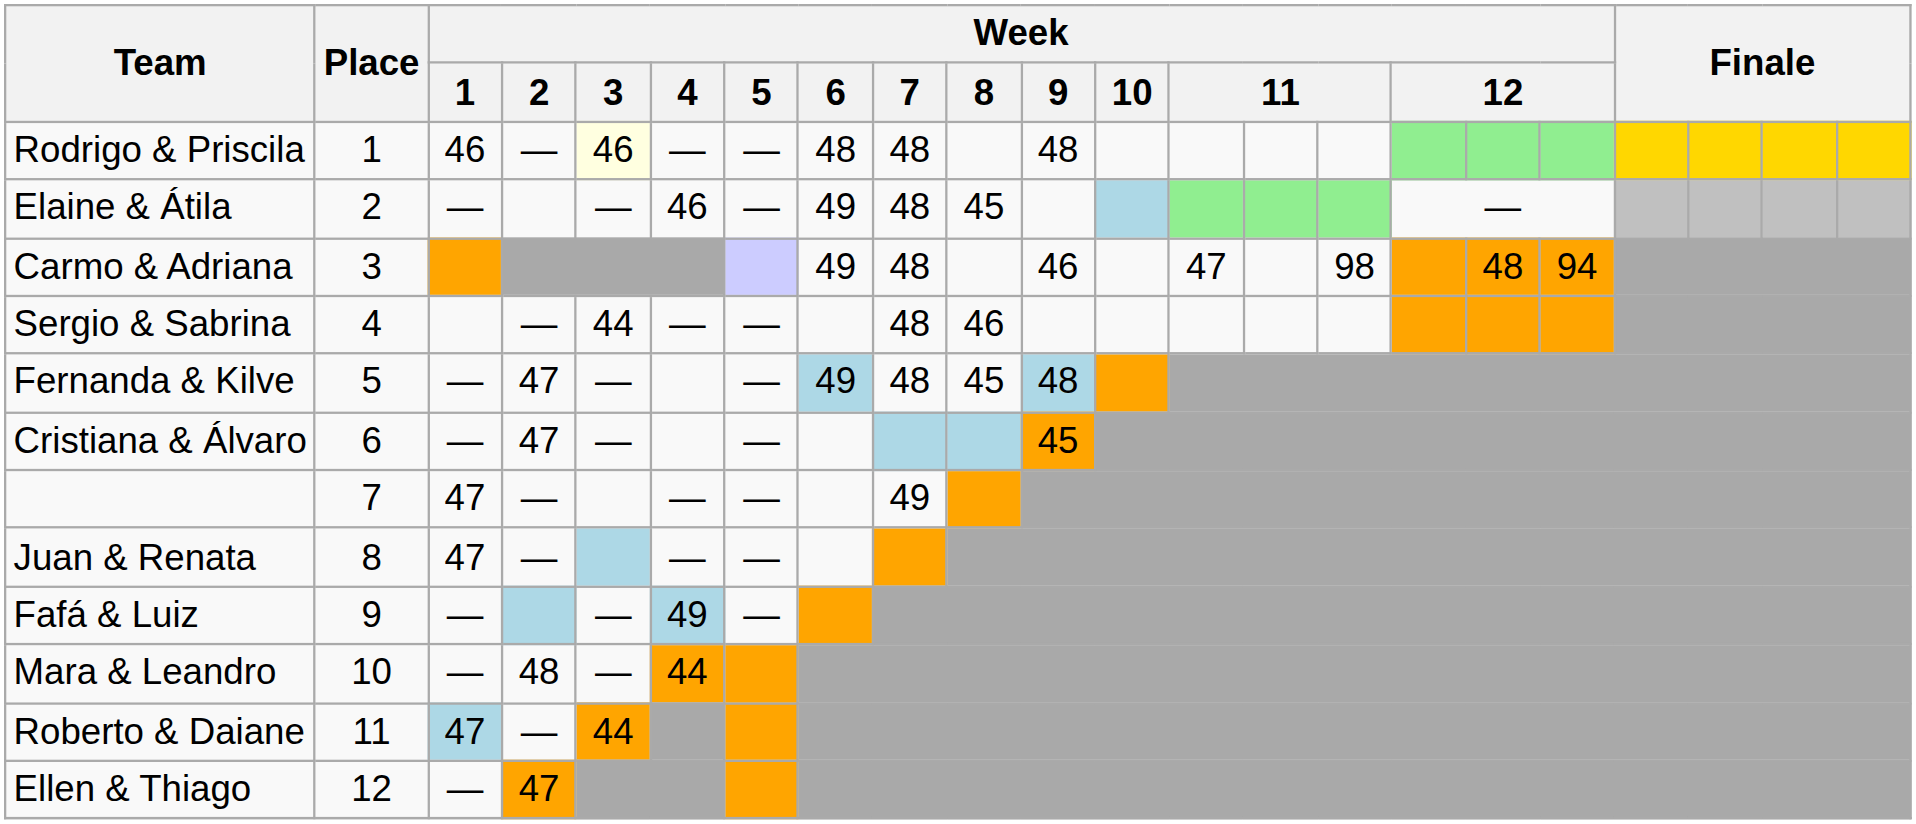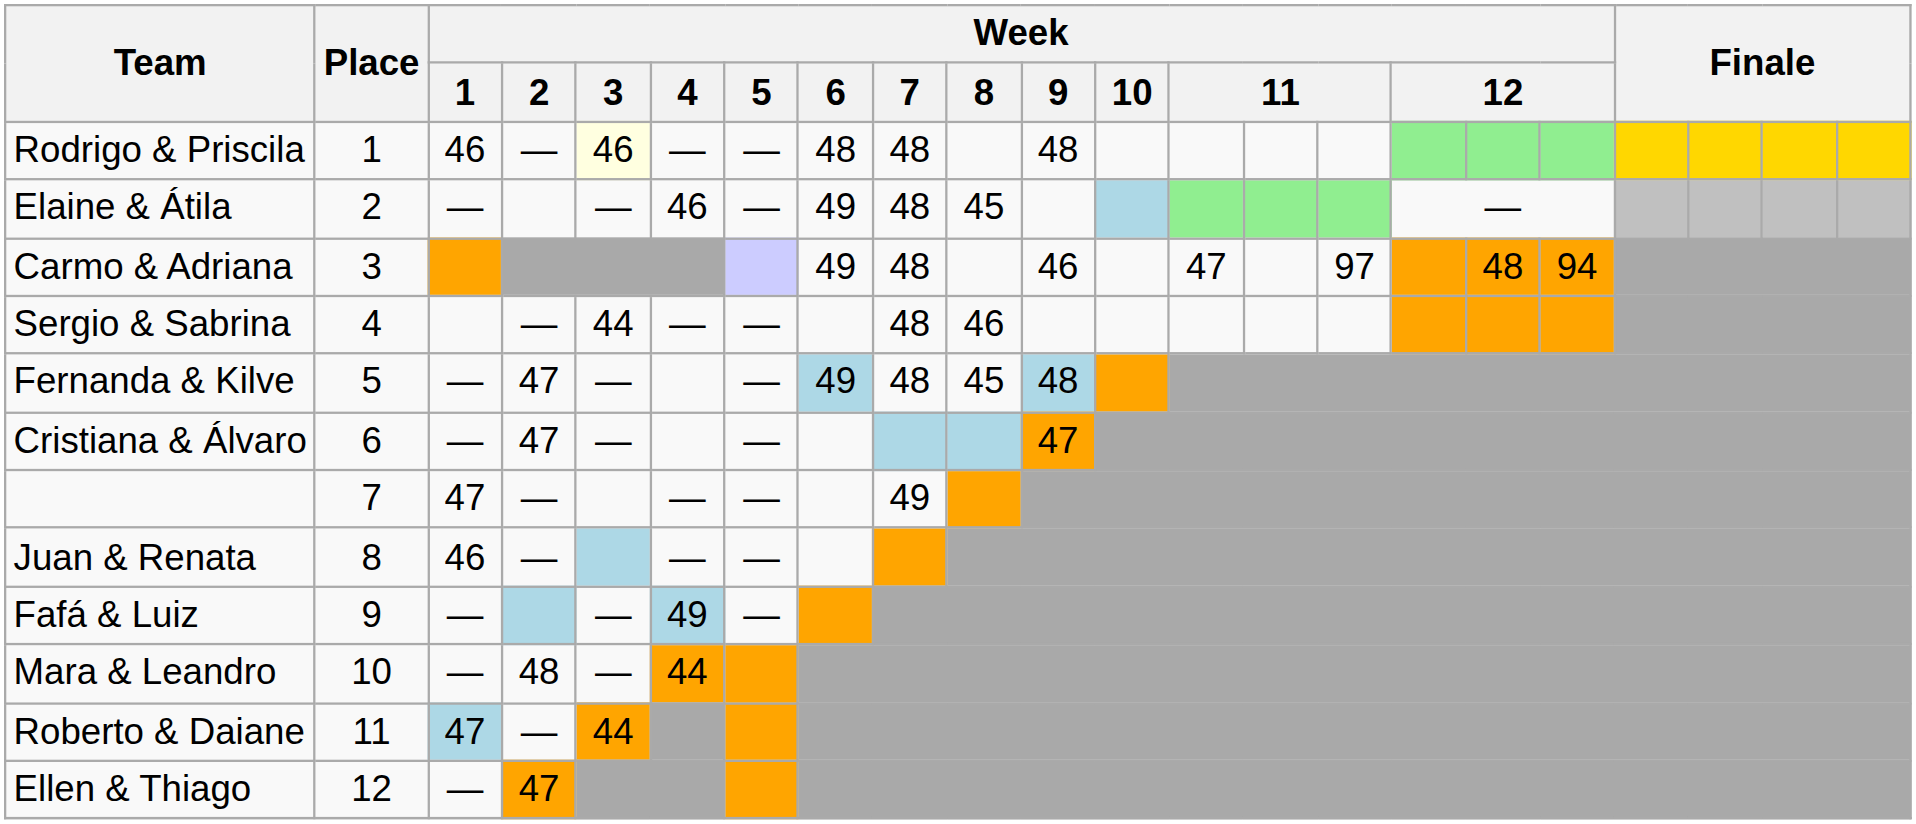(1355, 265) 98 -> (1355, 265) 97
(1058, 440) 45 -> (1058, 440) 47
(465, 556) 47 -> (465, 556) 46
